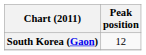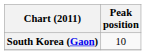(121, 41) 12 -> (121, 41) 10
